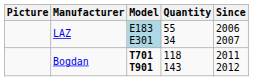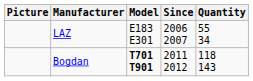columns swapped: (187, 12) <-> (231, 12)
(141, 34) lightblue background -> (141, 34) no background
